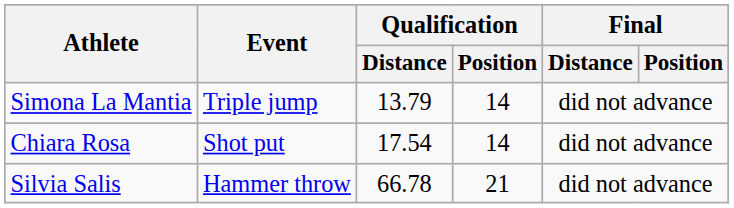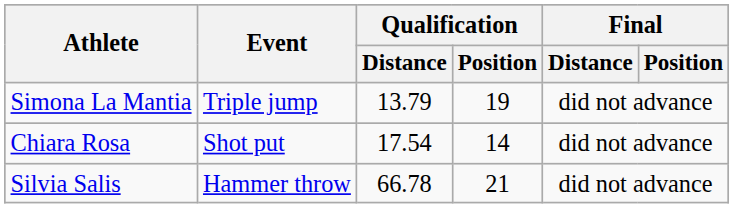(497, 103) 14 -> (497, 103) 19
